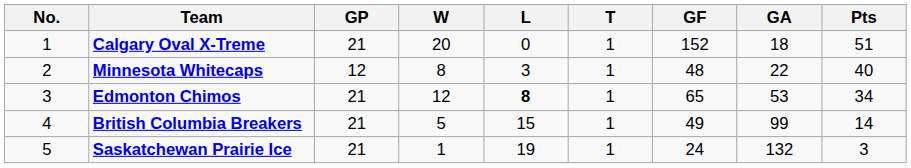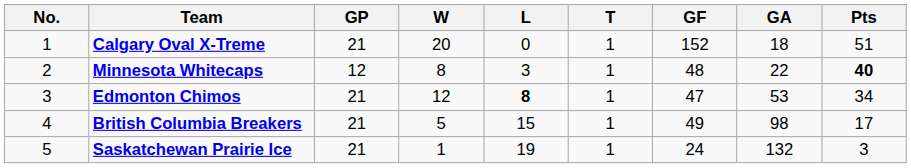(864, 70) normal -> (864, 70) bold
(695, 96) 65 -> (695, 96) 47
(779, 123) 99 -> (779, 123) 98
(864, 123) 14 -> (864, 123) 17
